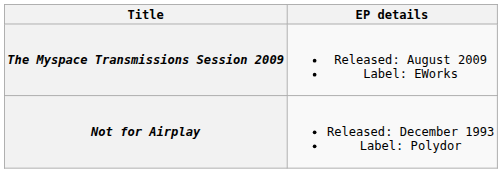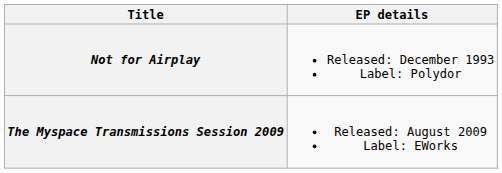rows swapped: (146, 132) <-> (146, 60)
